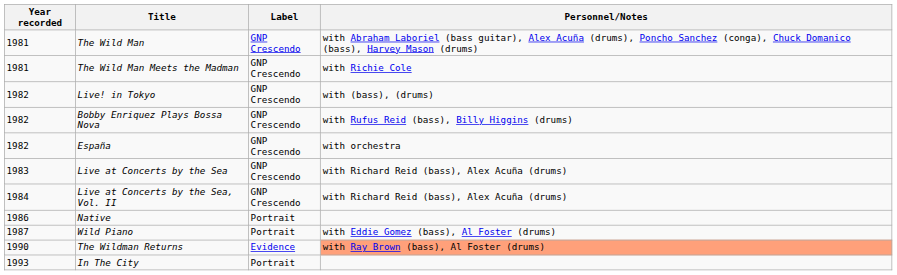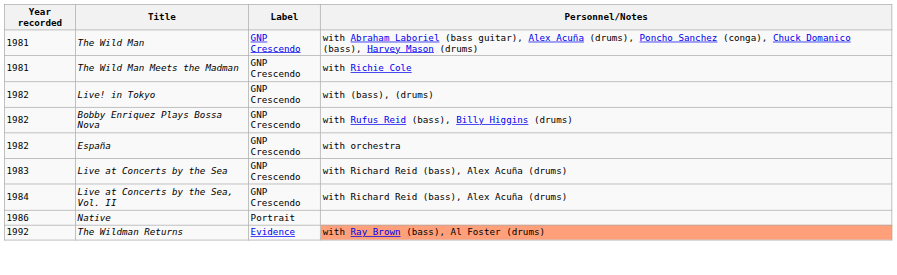- row: (105, 232)
(18, 248) 1990 -> (18, 232) 1992
- row: (108, 263)
